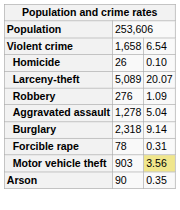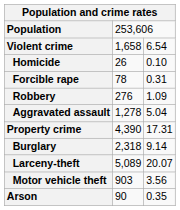rows swapped: (43, 146) <-> (43, 79)
+ row: (44, 130)
(156, 163) khaki background -> (156, 180) no background
